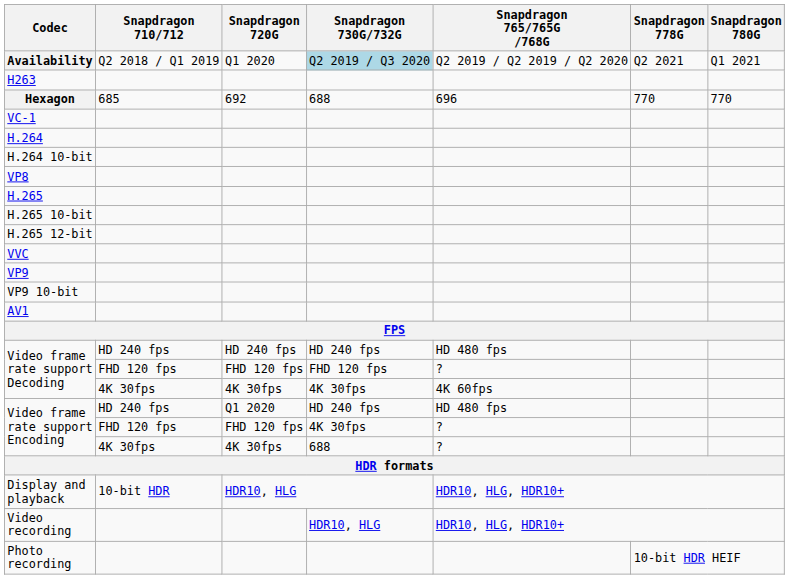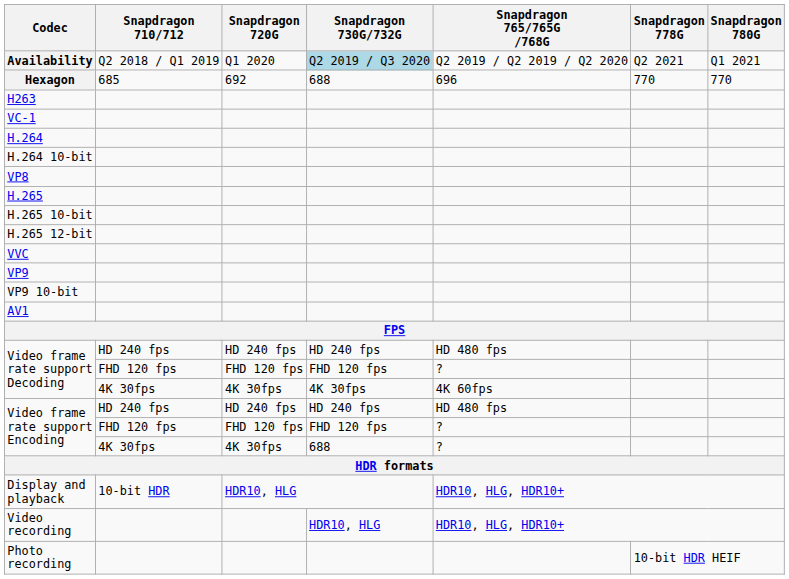rows swapped: (50, 99) <-> (22, 80)
(250, 408) Q1 2020 -> (261, 408) HD 240 fps
(338, 427) 4K 30fps -> (348, 427) FHD 120 fps
